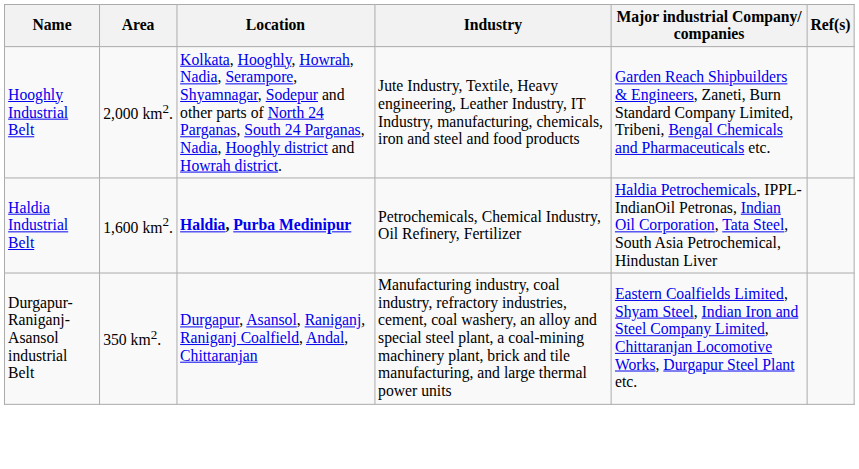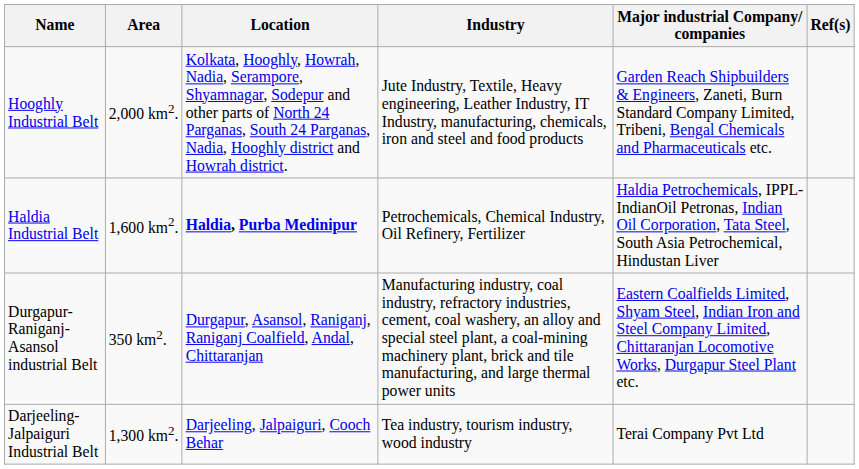+ row: (53, 433)
